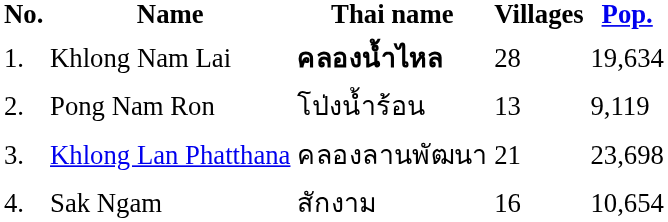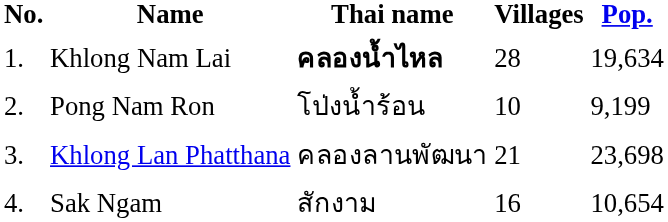(508, 105) 13 -> (508, 105) 10
(620, 105) 9,119 -> (621, 105) 9,199
